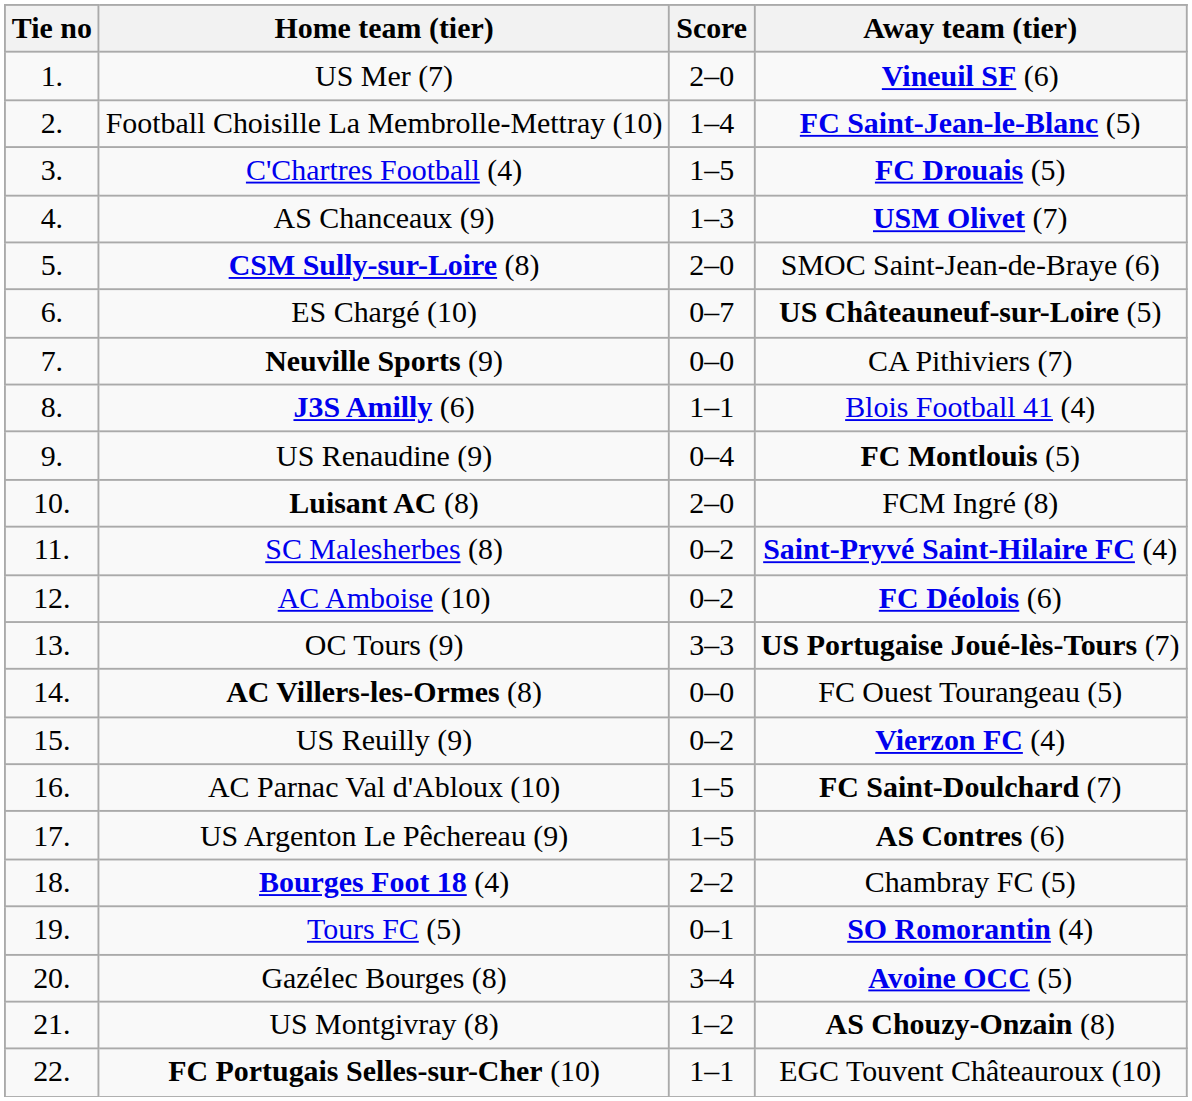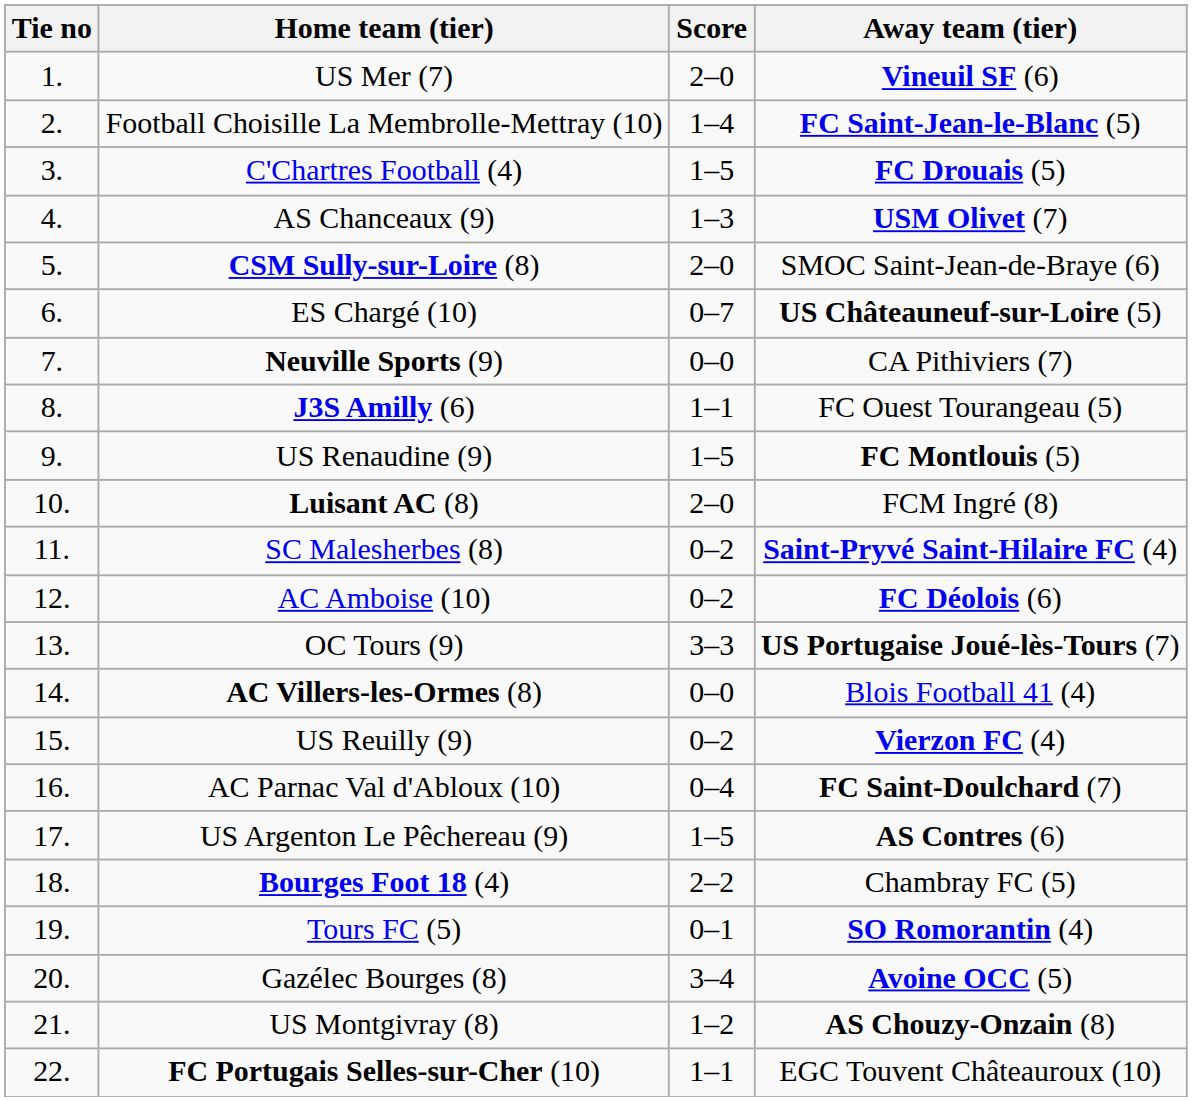(970, 407) Blois Football 41 (4) -> (970, 407) FC Ouest Tourangeau (5)
(712, 455) 0–4 -> (712, 455) 1–5
(970, 692) FC Ouest Tourangeau (5) -> (970, 692) Blois Football 41 (4)
(712, 787) 1–5 -> (712, 787) 0–4
